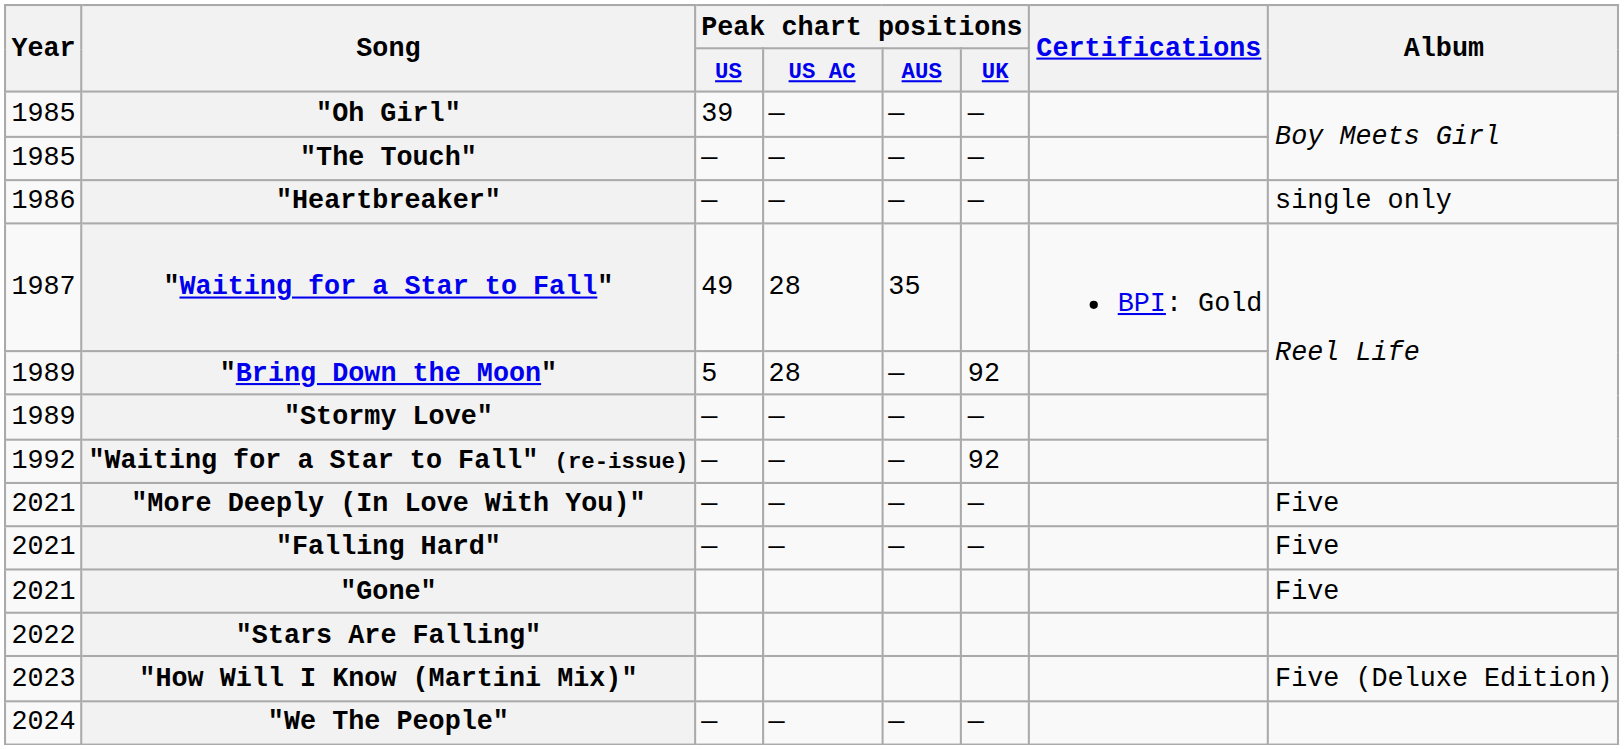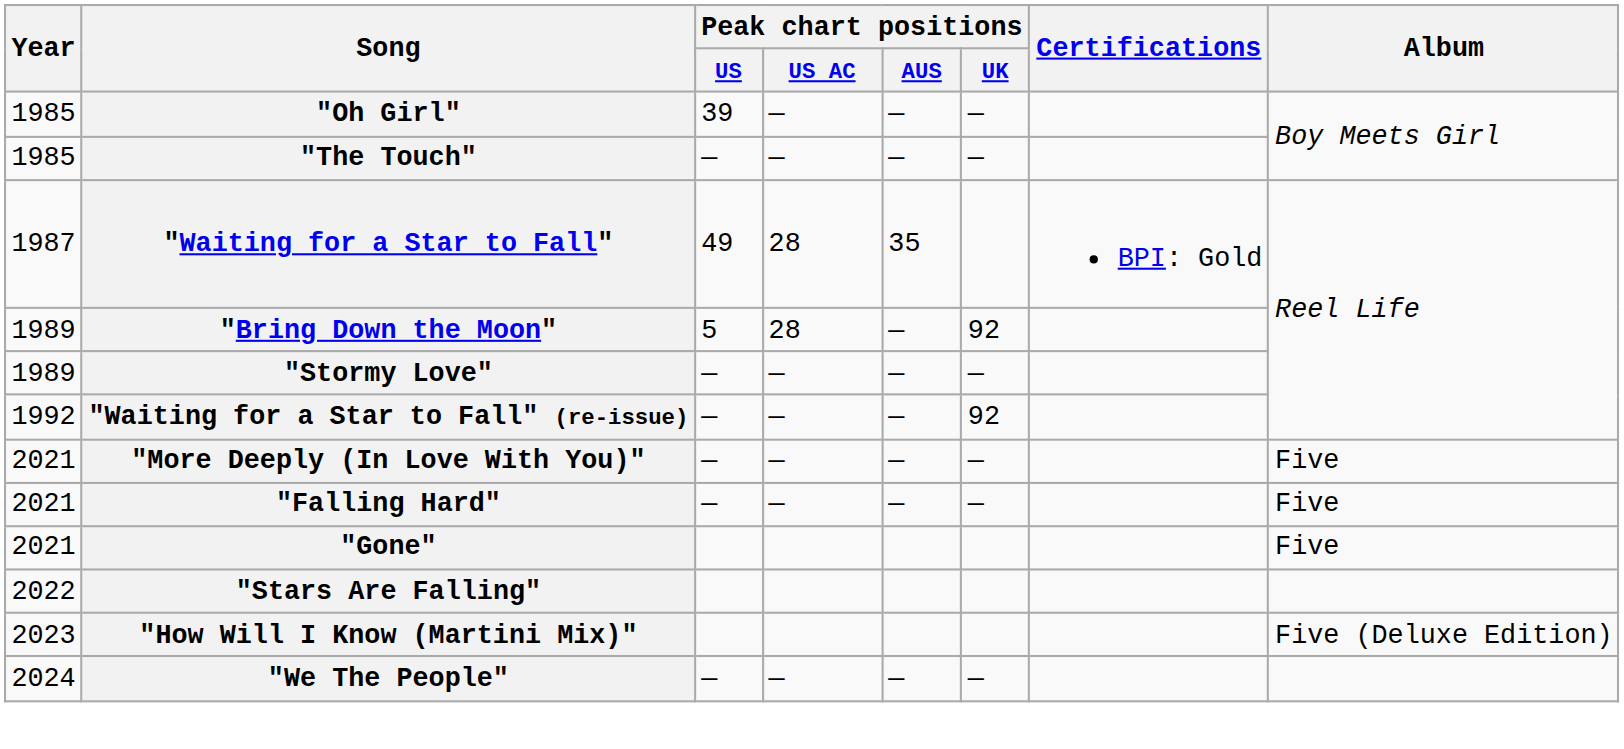- row: (388, 201)
